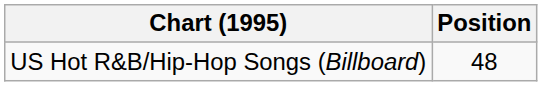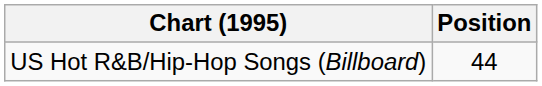(484, 61) 48 -> (484, 61) 44
